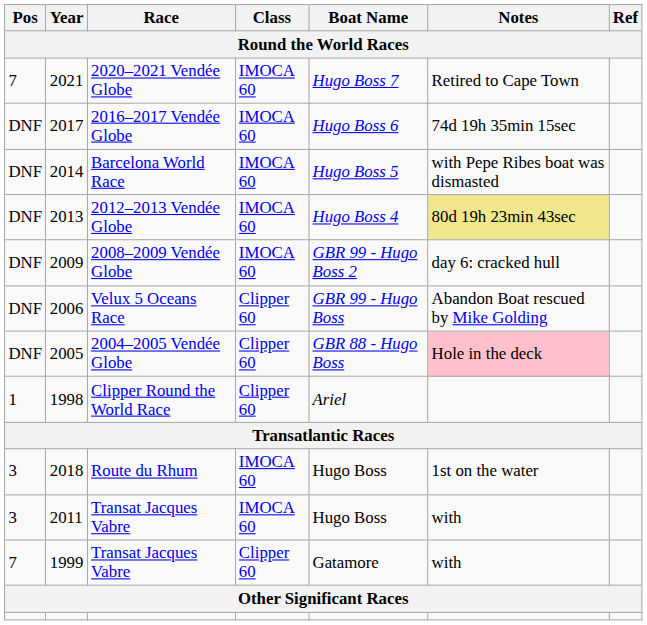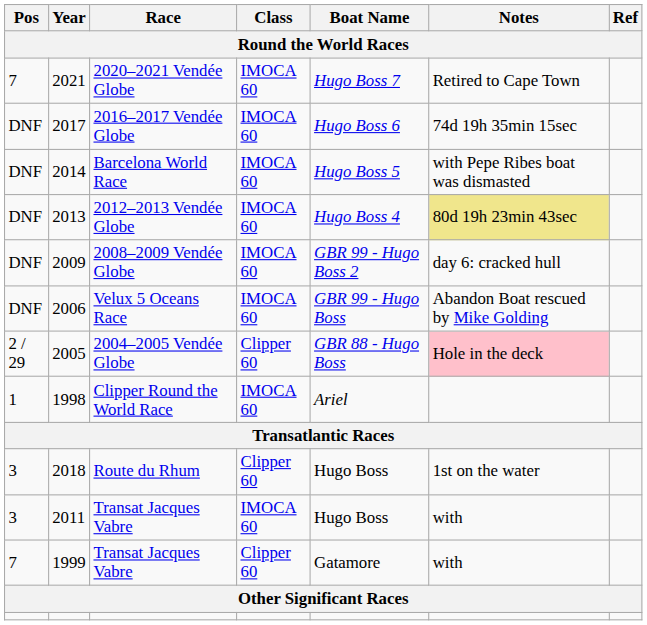(264, 308) Clipper 60 -> (269, 308) IMOCA 60
(25, 353) DNF -> (17, 353) 2 / 29
(264, 399) Clipper 60 -> (269, 399) IMOCA 60
(267, 471) IMOCA 60 -> (266, 471) Clipper 60
